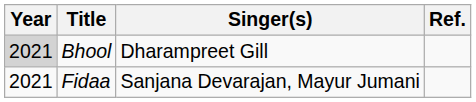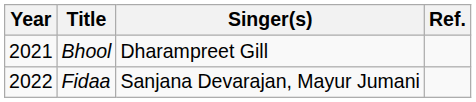(31, 50) lightgrey background -> (31, 50) no background
(31, 81) 2021 -> (31, 81) 2022
